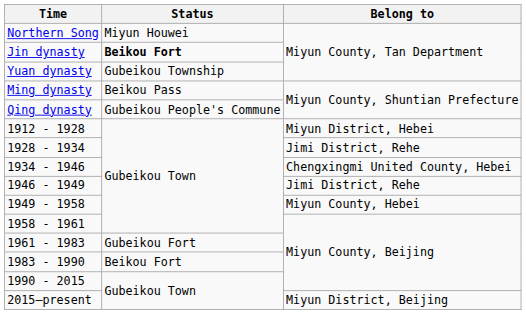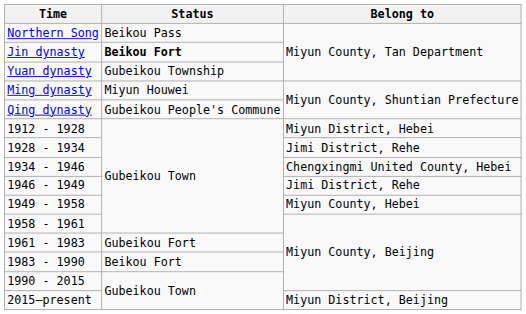(147, 33) Miyun Houwei -> (143, 33) Beikou Pass
(143, 90) Beikou Pass -> (147, 90) Miyun Houwei
